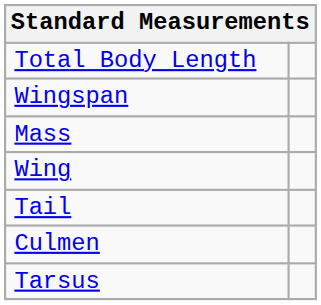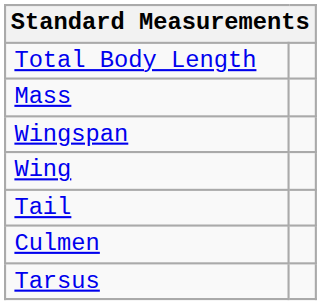rows swapped: (43, 134) <-> (71, 97)
